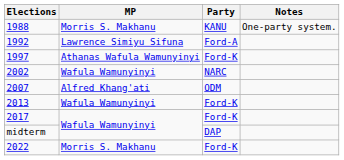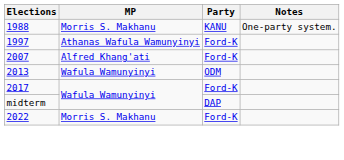- row: (18, 42)
- row: (18, 72)
(213, 87) ODM -> (221, 57) Ford-K
(221, 102) Ford-K -> (213, 72) ODM
